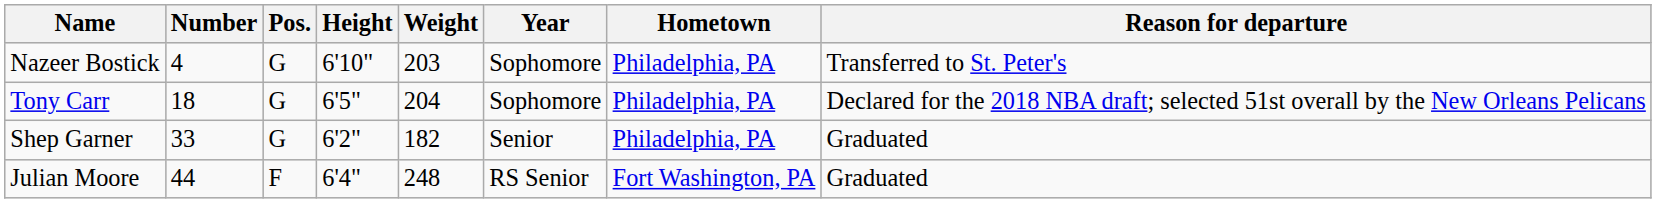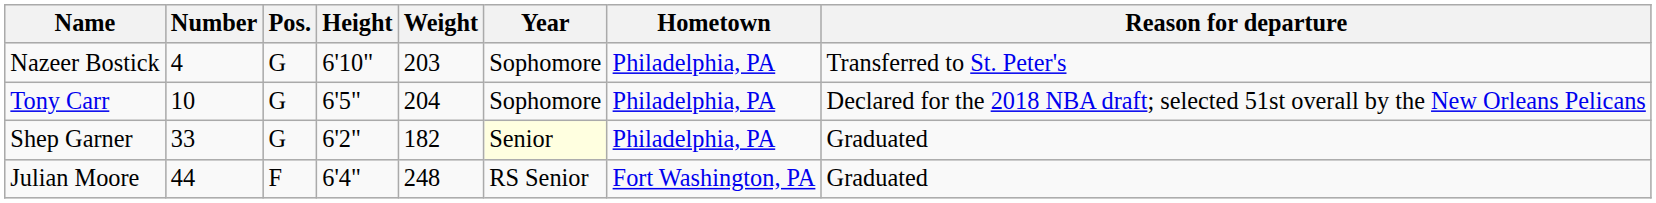(183, 100) 18 -> (183, 100) 10
(521, 139) no background -> (521, 139) lightyellow background
